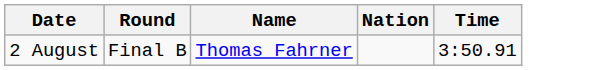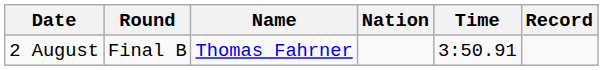+ column: (559, 20)
